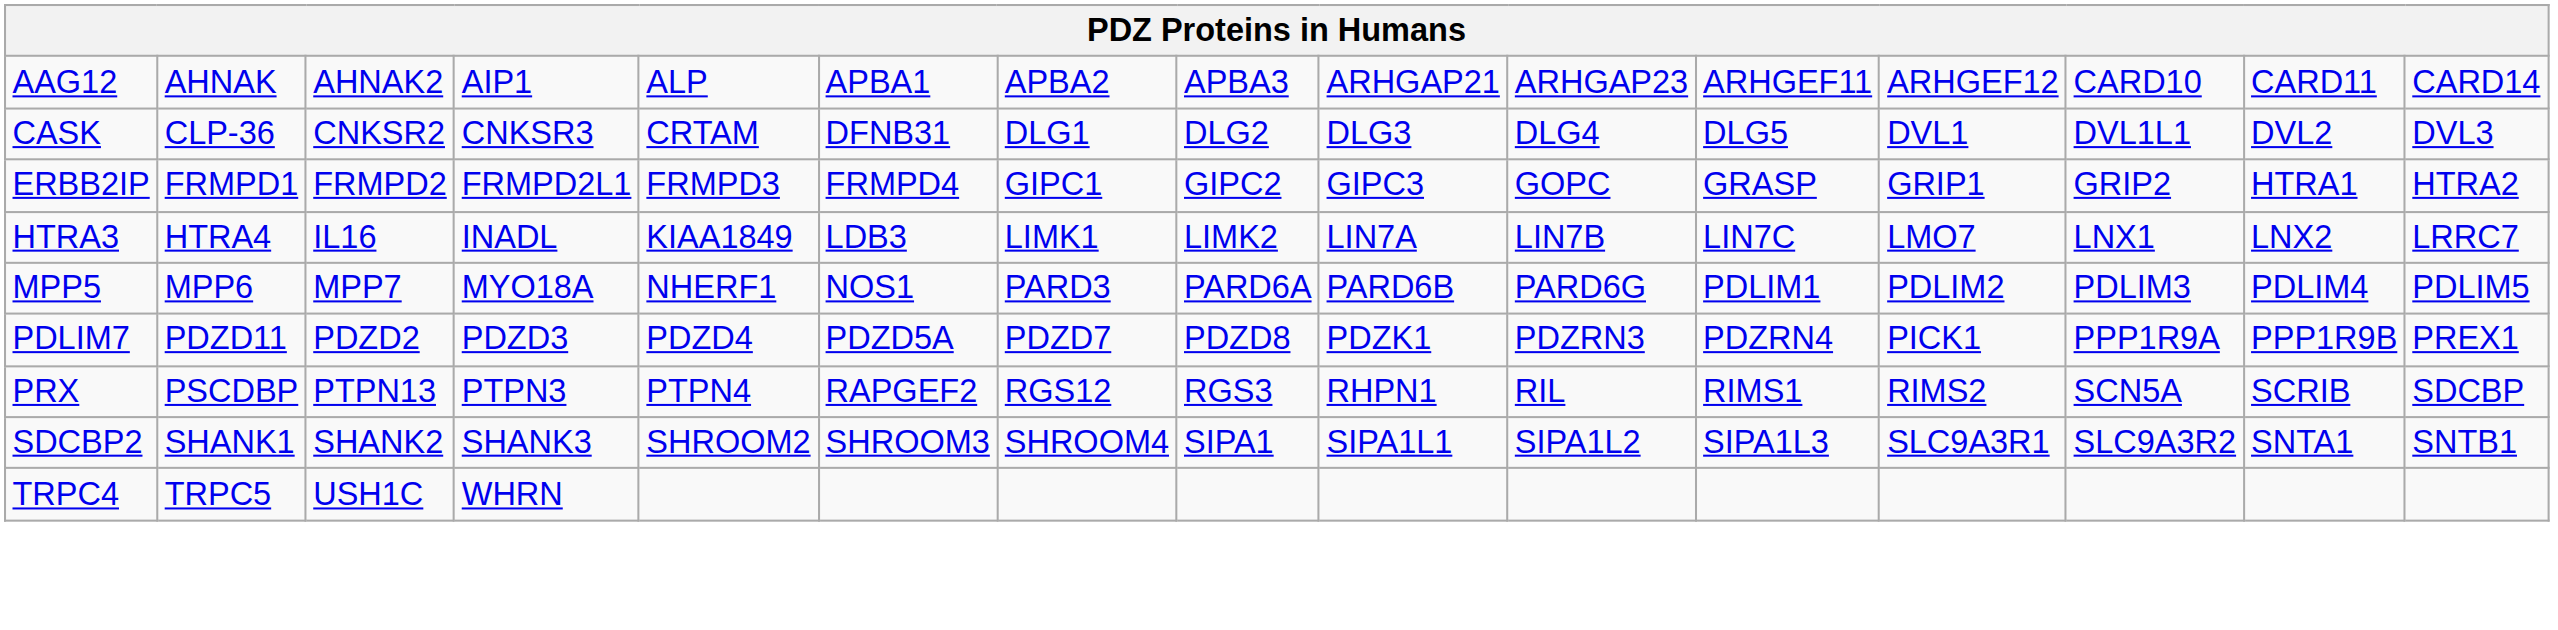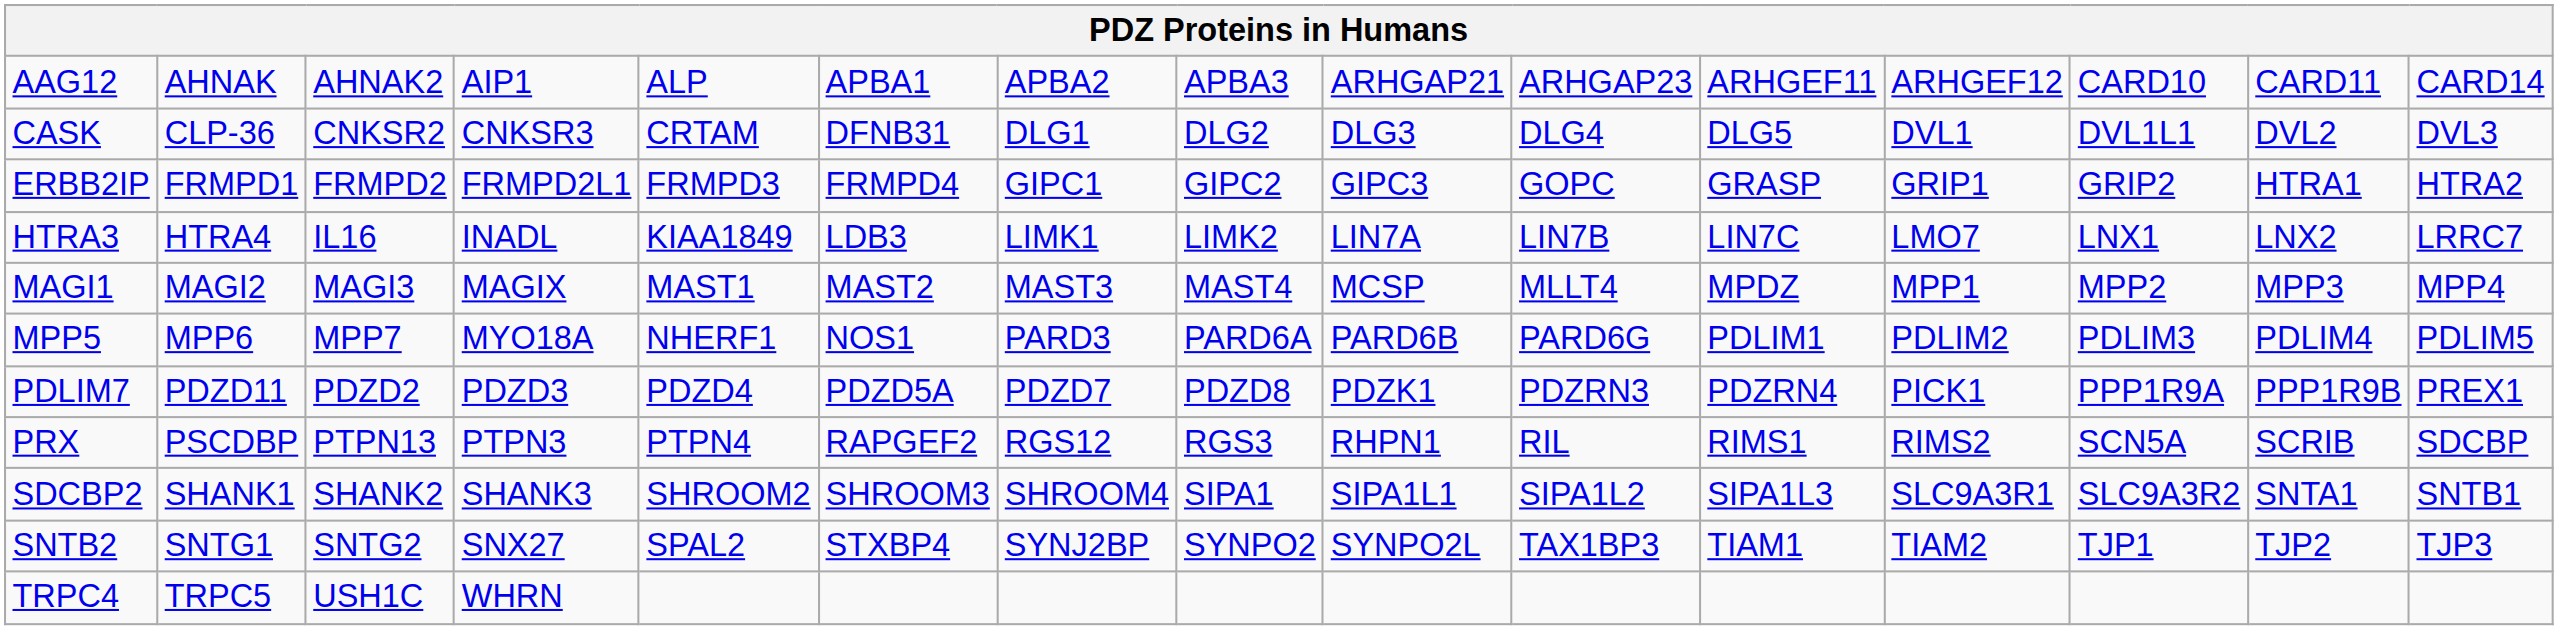+ row: (63, 287)
+ row: (65, 545)
